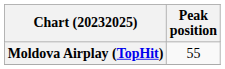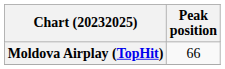(193, 53) 55 -> (193, 53) 66
